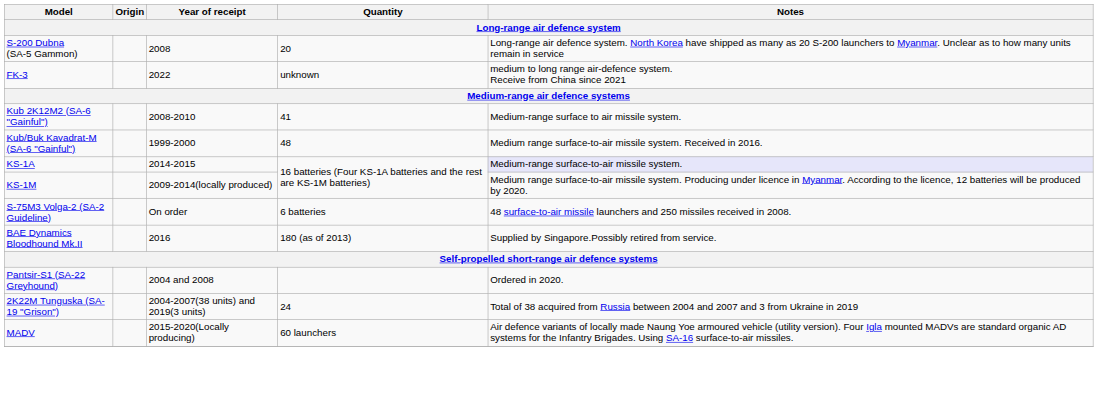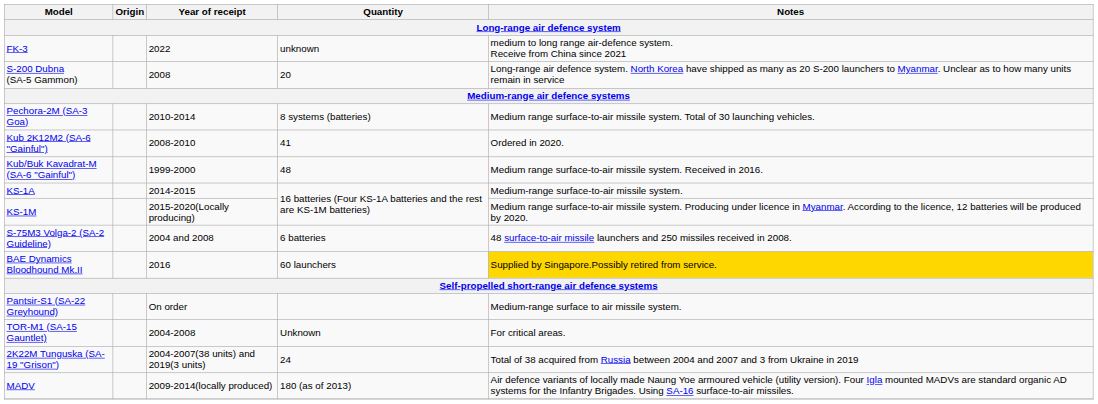rows swapped: (17, 75) <-> (42, 48)
+ row: (47, 117)
(586, 117) Medium-range surface to air missile system. -> (527, 143) Ordered in 2020.
(586, 164) lavender background -> (587, 190) no background
(210, 185) 2009-2014(locally produced) -> (189, 211) 2015-2020(Locally producing)
(168, 211) On order -> (181, 238) 2004 and 2008
(316, 238) 180 (as of 2013) -> (308, 264) 60 launchers
(603, 238) no background -> (604, 264) gold background
(181, 280) 2004 and 2008 -> (168, 306) On order
(527, 280) Ordered in 2020. -> (586, 306) Medium-range surface to air missile system.
+ row: (42, 333)
(189, 333) 2015-2020(Locally producing) -> (210, 386) 2009-2014(locally produced)
(308, 333) 60 launchers -> (316, 386) 180 (as of 2013)
